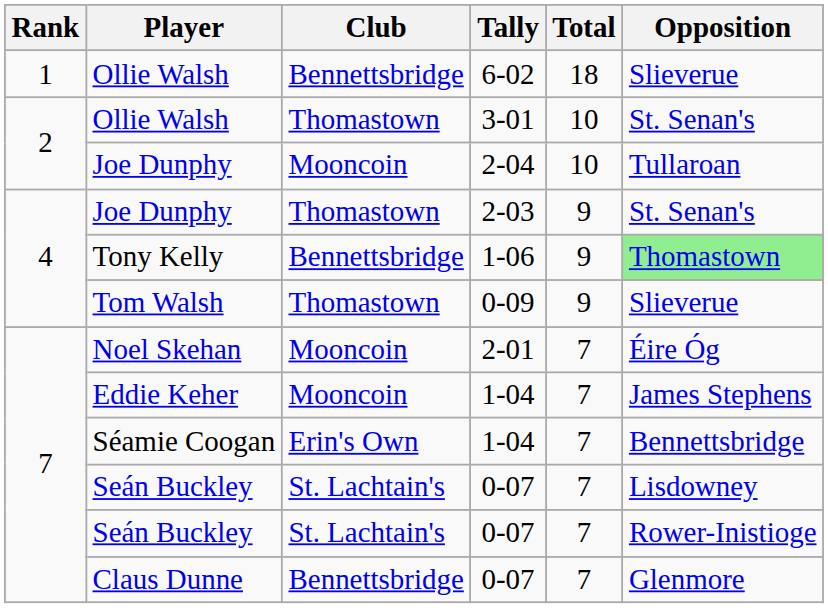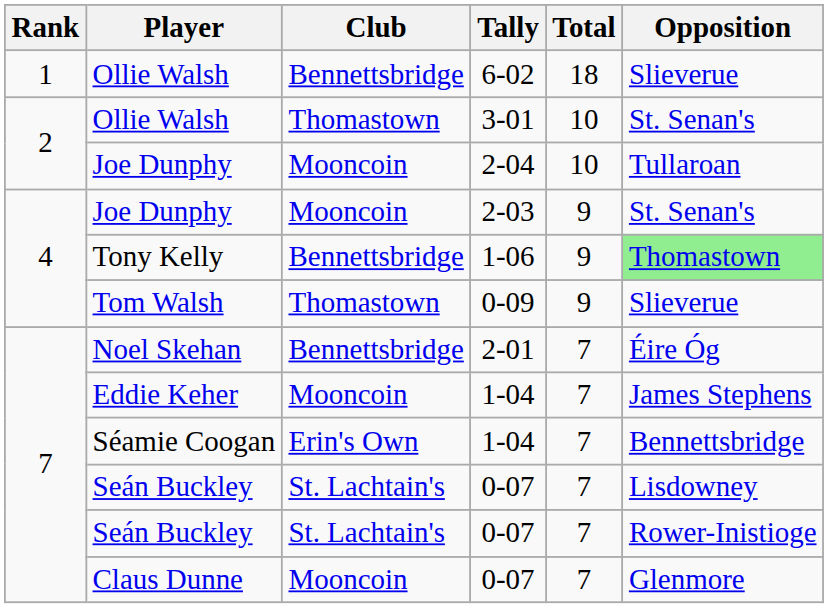(364, 211) Thomastown -> (348, 211) Mooncoin
(348, 348) Mooncoin -> (376, 348) Bennettsbridge
(376, 578) Bennettsbridge -> (348, 578) Mooncoin
